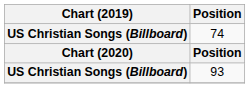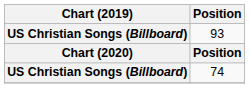rows swapped: (217, 72) <-> (217, 33)
